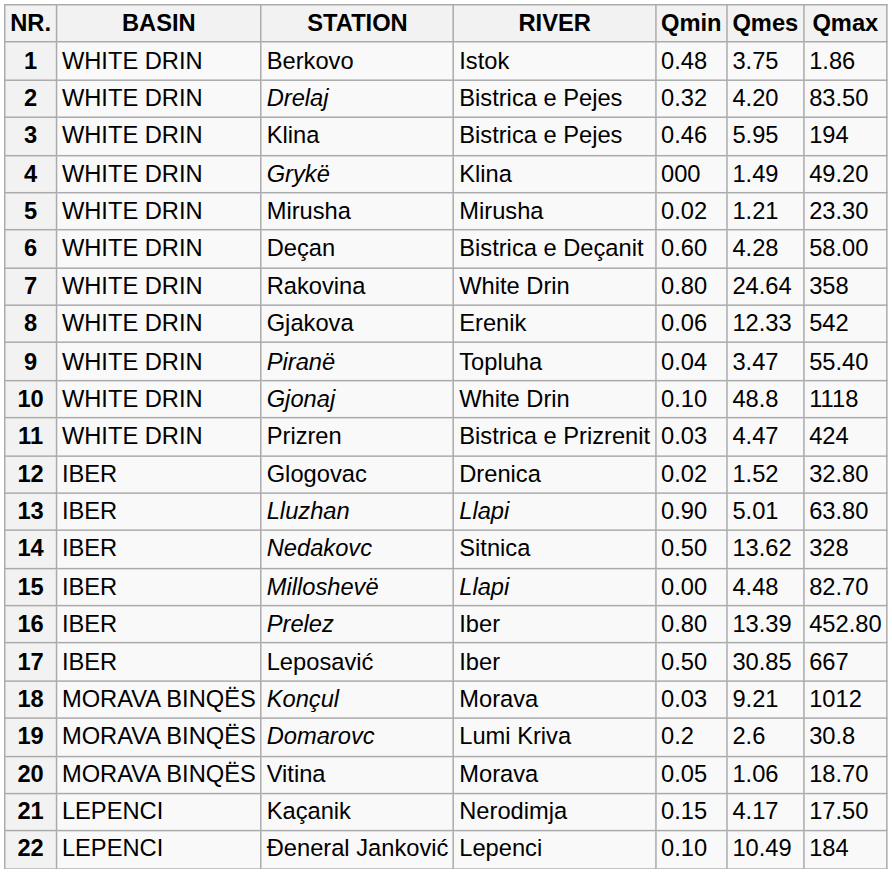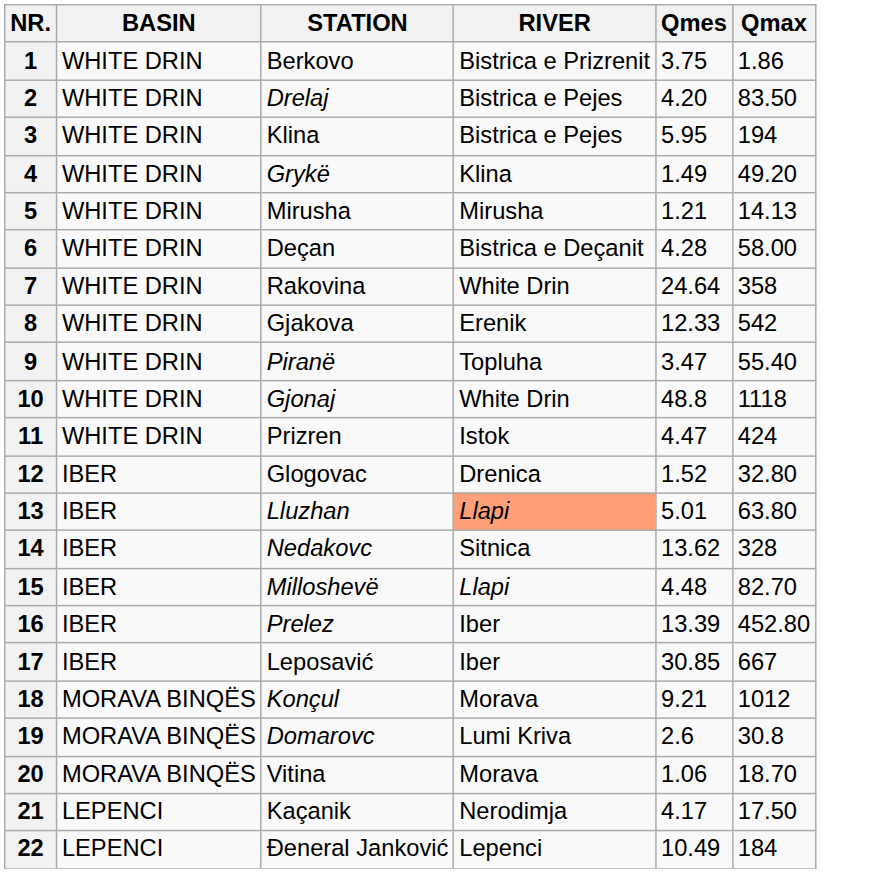- column: (691, 23)
(484, 60) Istok -> (555, 60) Bistrica e Prizrenit
(839, 211) 23.30 -> (767, 211) 14.13
(555, 436) Bistrica e Prizrenit -> (484, 436) Istok
(484, 511) no background -> (484, 511) lightsalmon background
